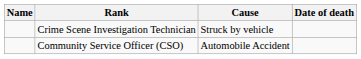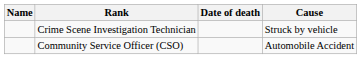columns swapped: (324, 12) <-> (245, 12)
